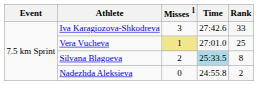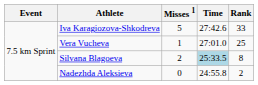(180, 29) 3 -> (180, 29) 5
(180, 44) khaki background -> (180, 44) no background
